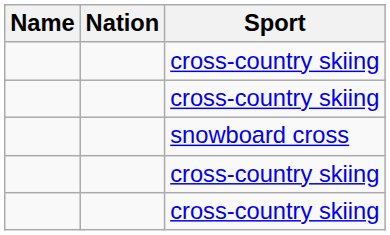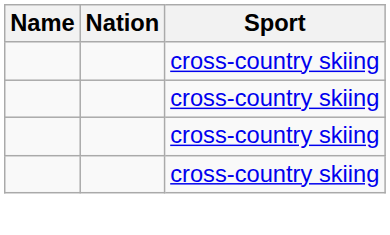- row: (42, 136)
